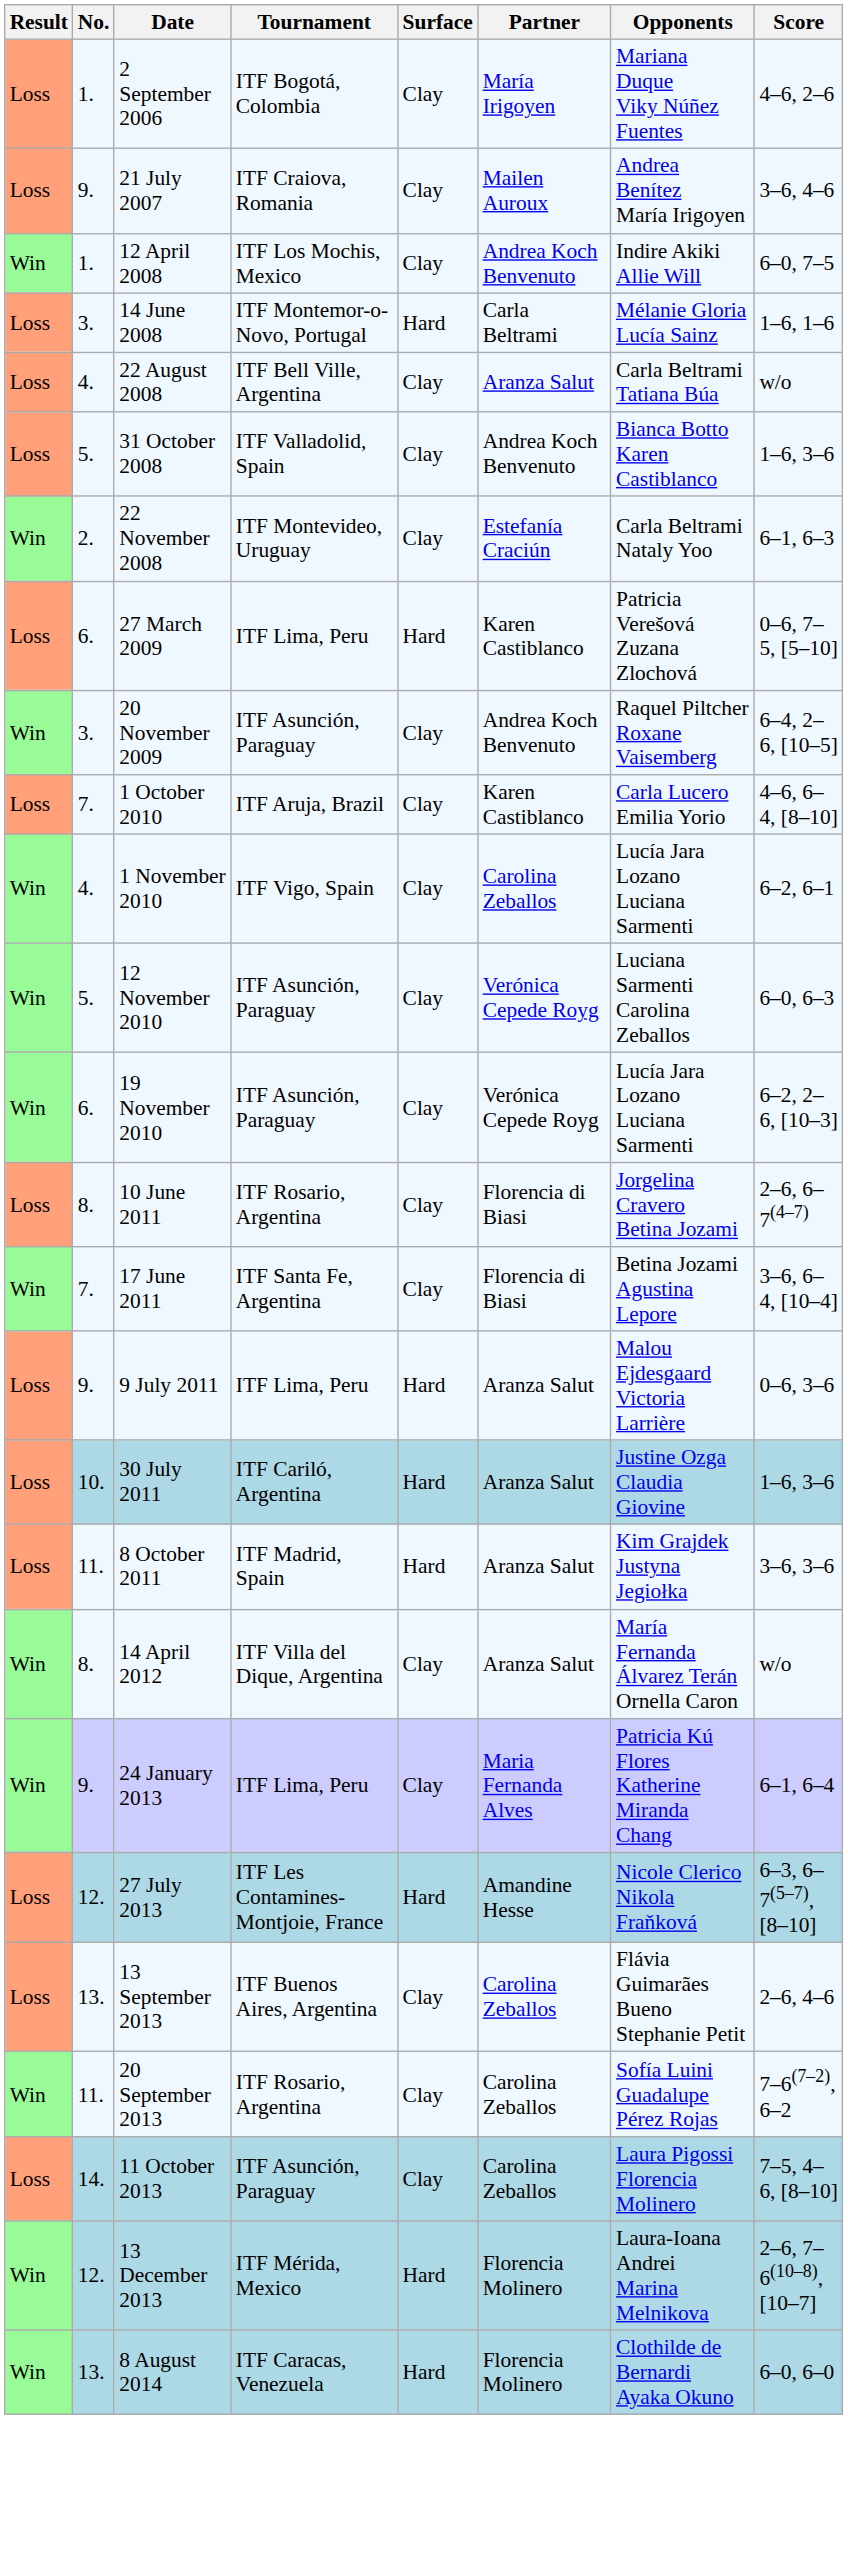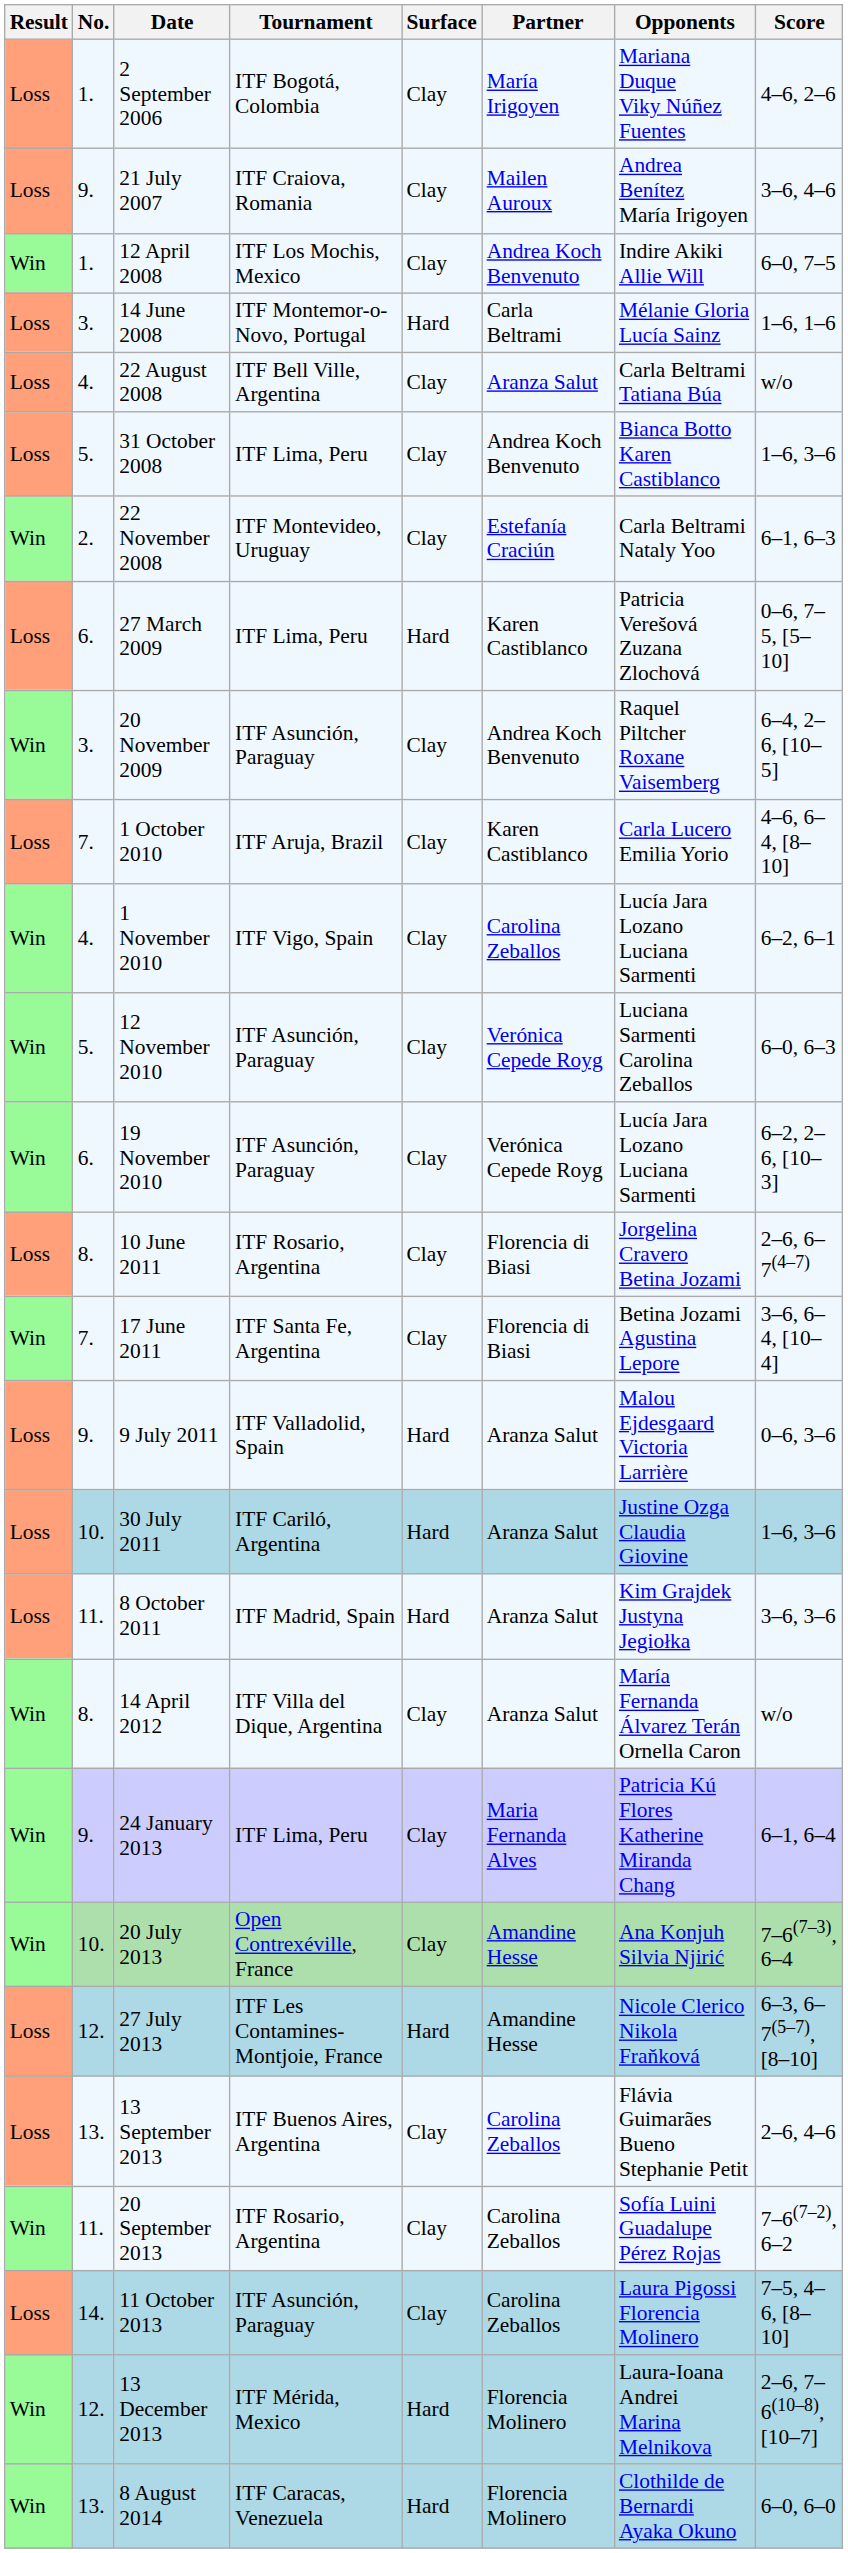(301, 453) ITF Valladolid, Spain -> (301, 453) ITF Lima, Peru
(302, 1384) ITF Lima, Peru -> (300, 1434) ITF Valladolid, Spain
+ row: (151, 1943)
